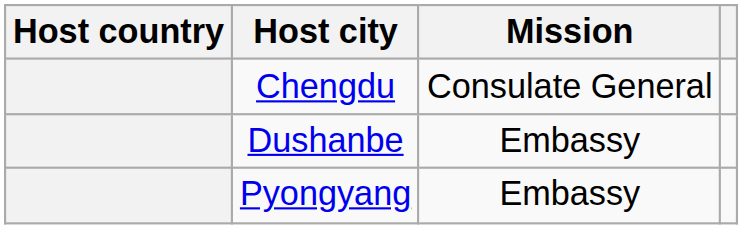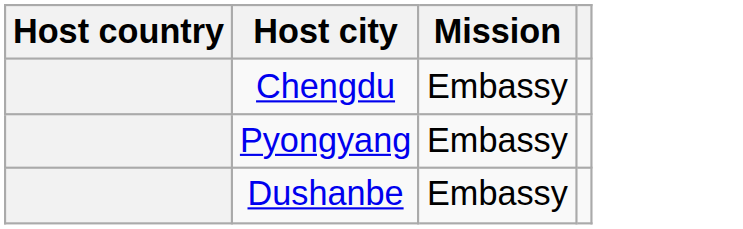(570, 85) Consulate General -> (497, 85) Embassy
rows swapped: (326, 194) <-> (326, 140)
